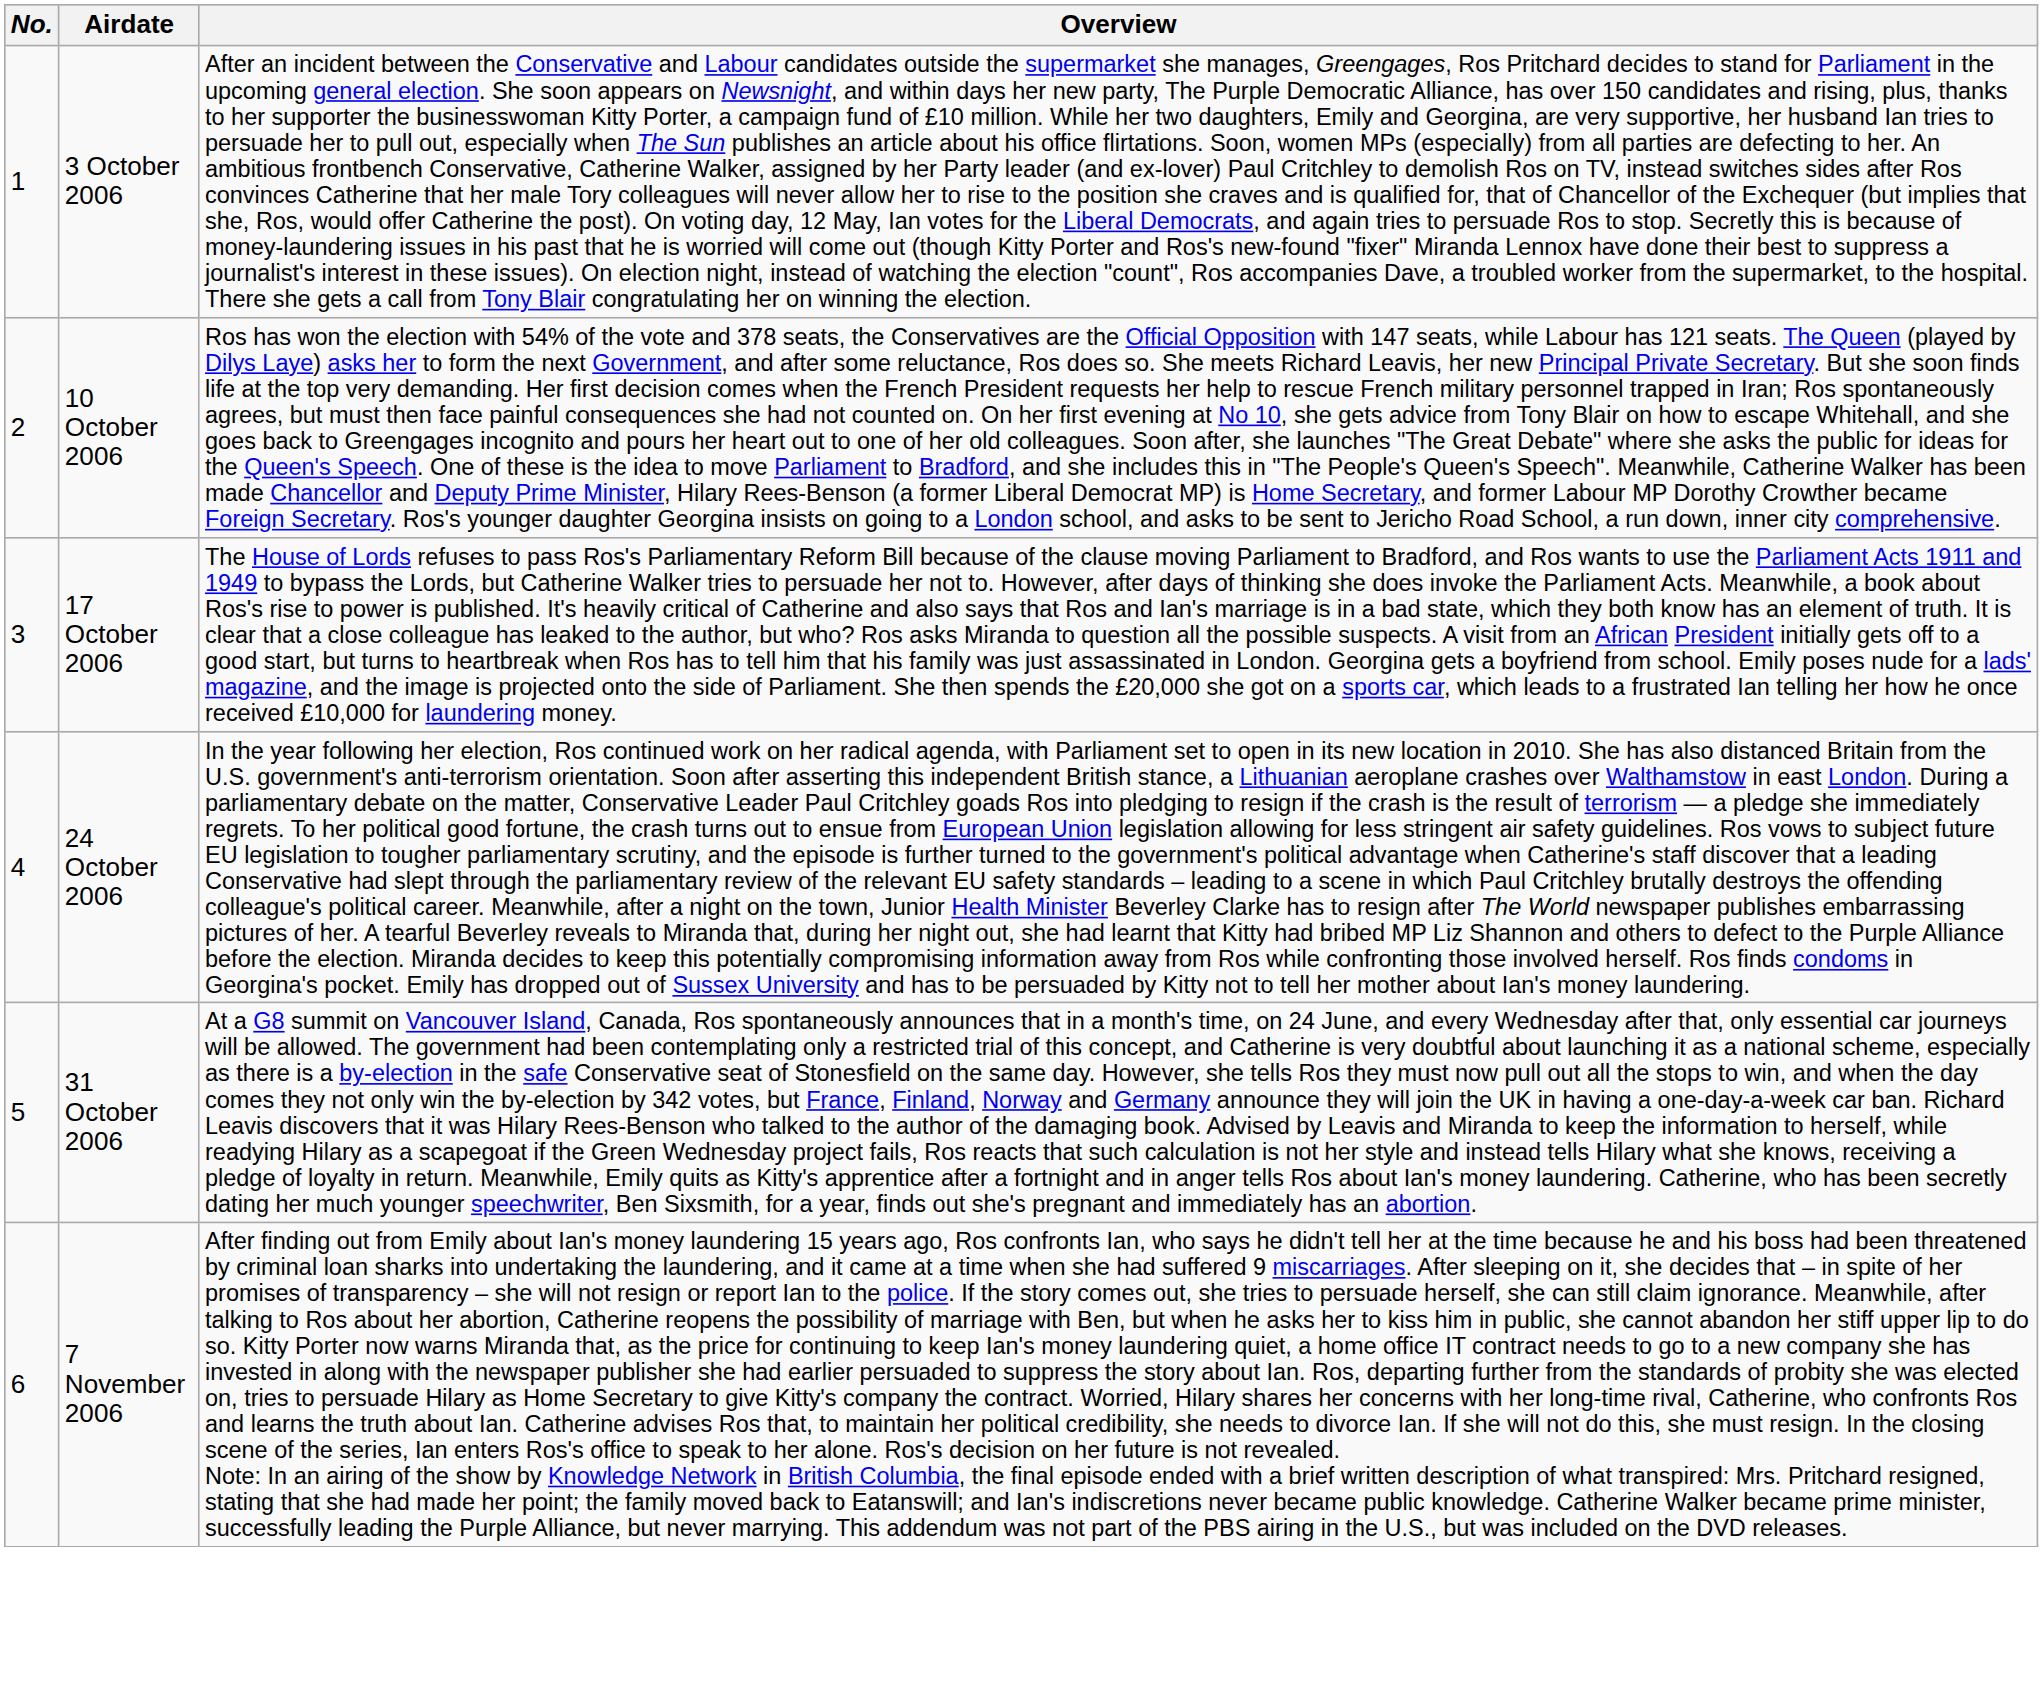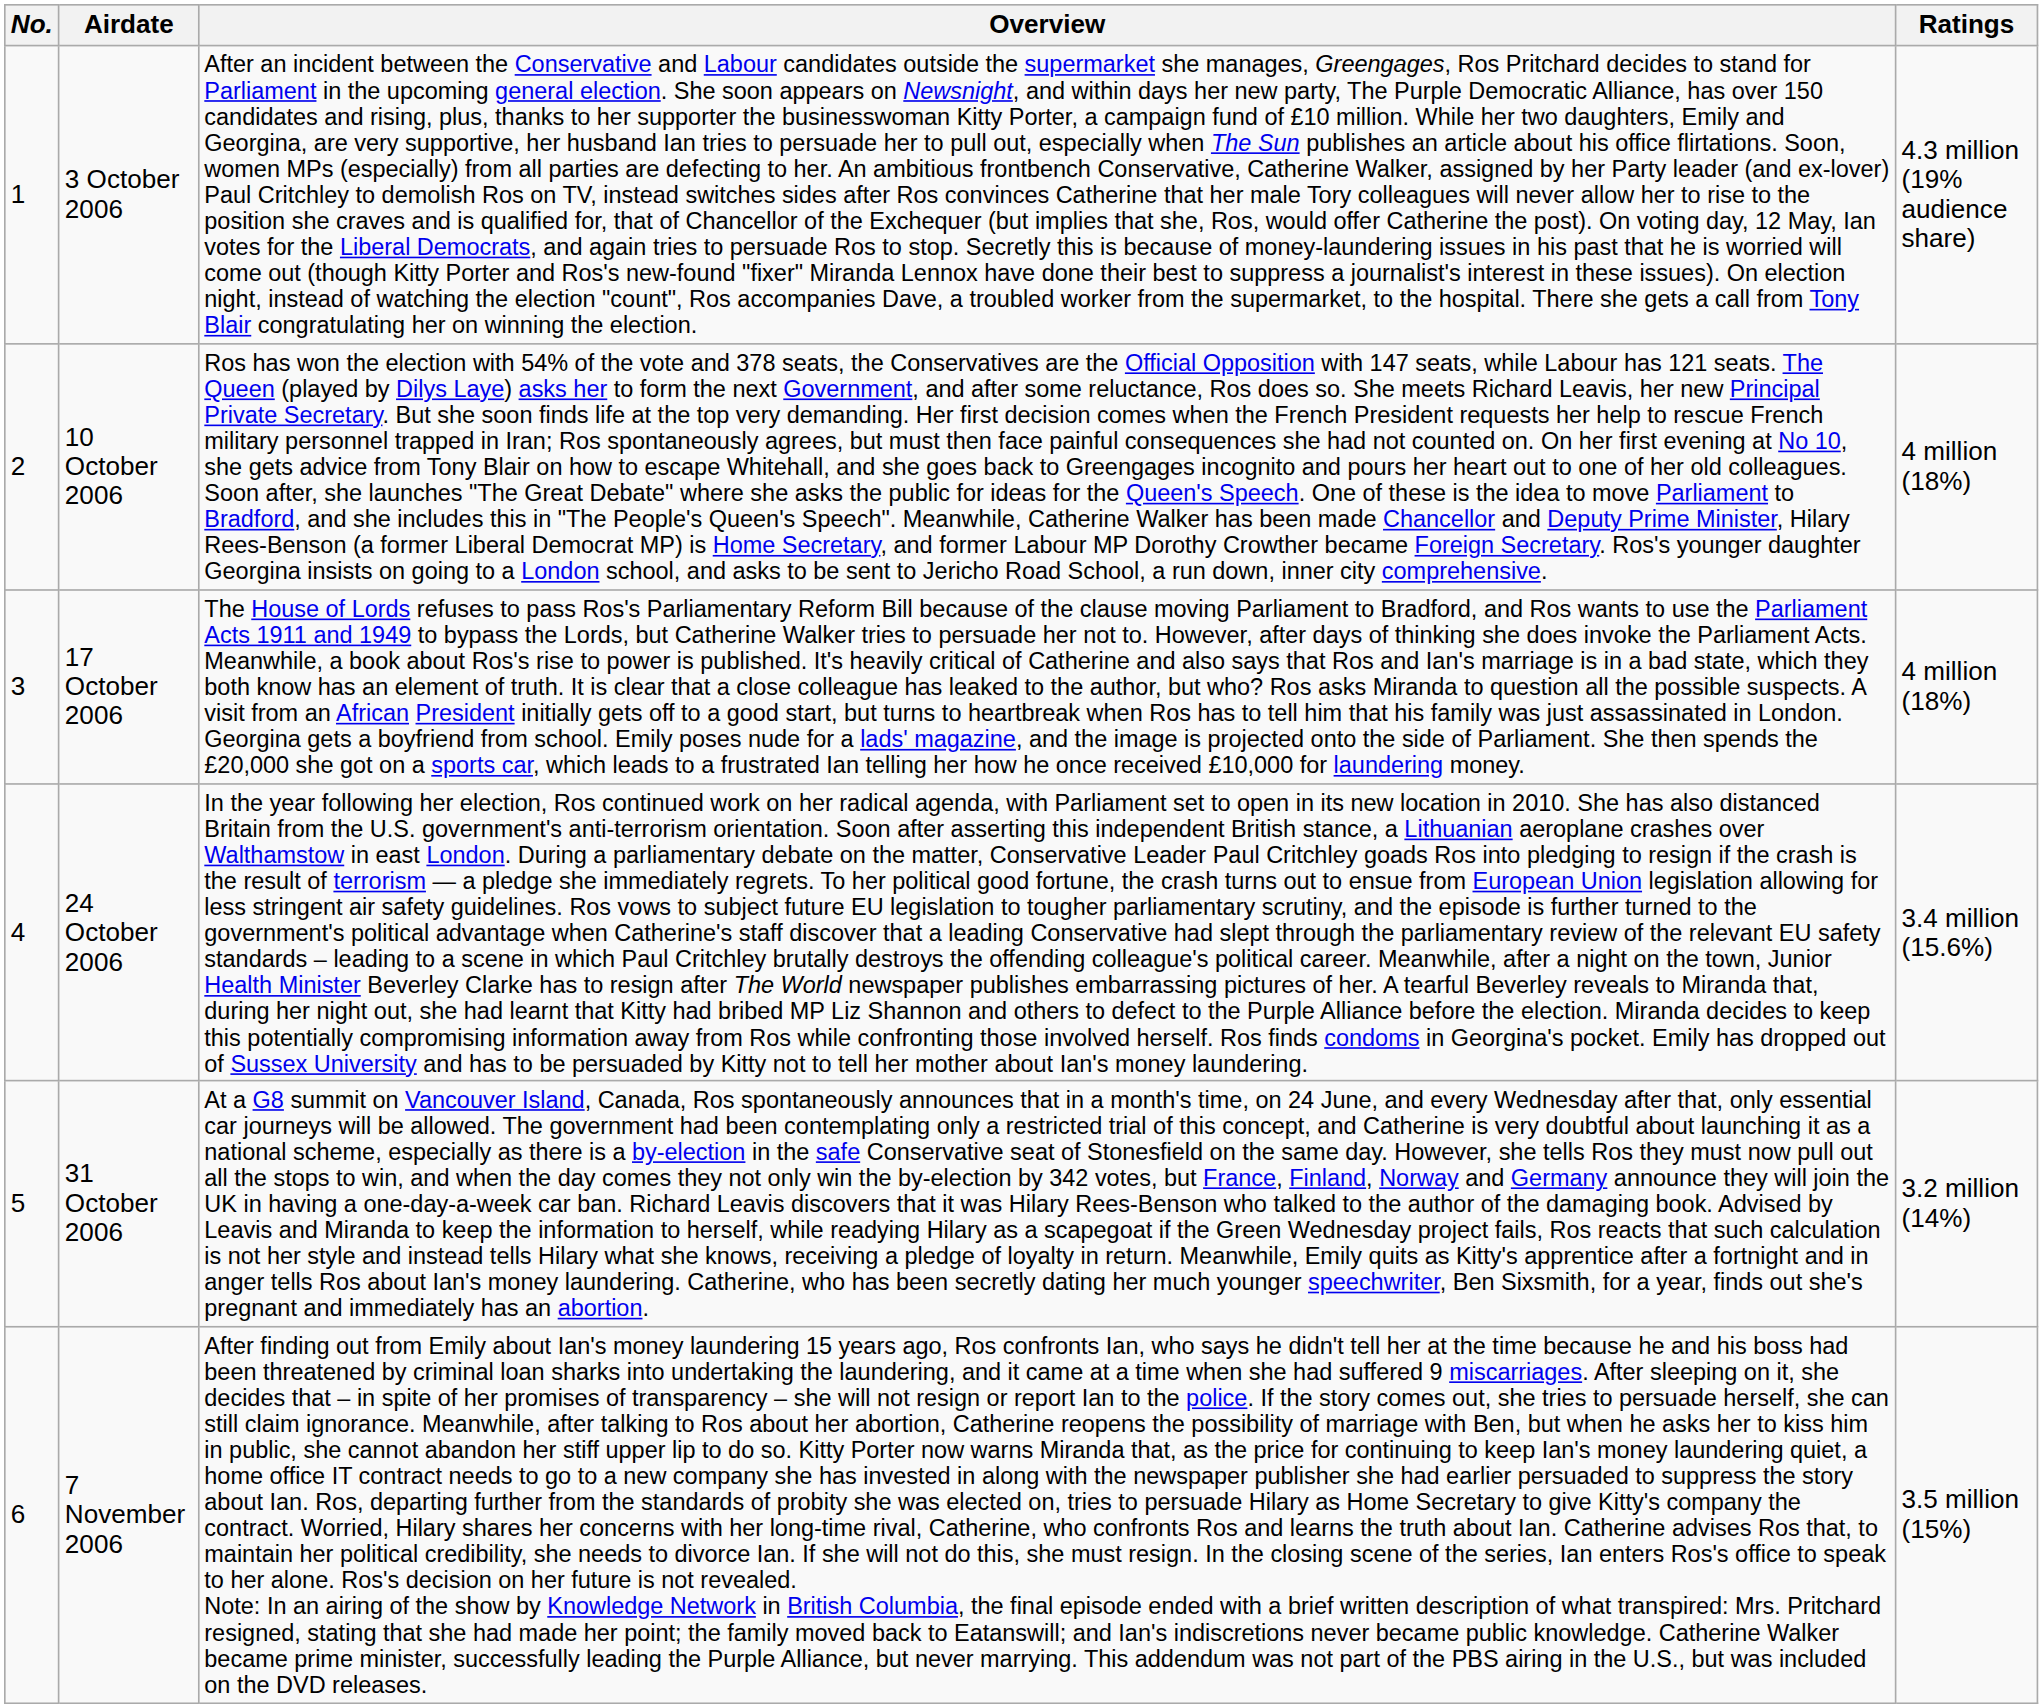+ column: (1966, 25)
